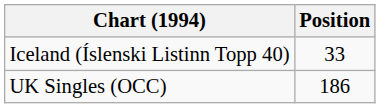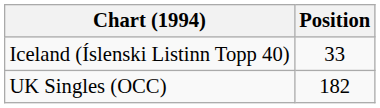(335, 86) 186 -> (335, 86) 182
